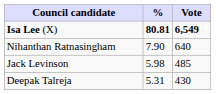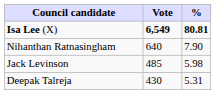columns swapped: (192, 13) <-> (158, 13)
